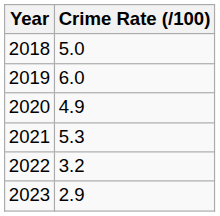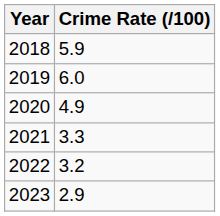(72, 48) 5.0 -> (72, 48) 5.9
(72, 136) 5.3 -> (72, 136) 3.3
